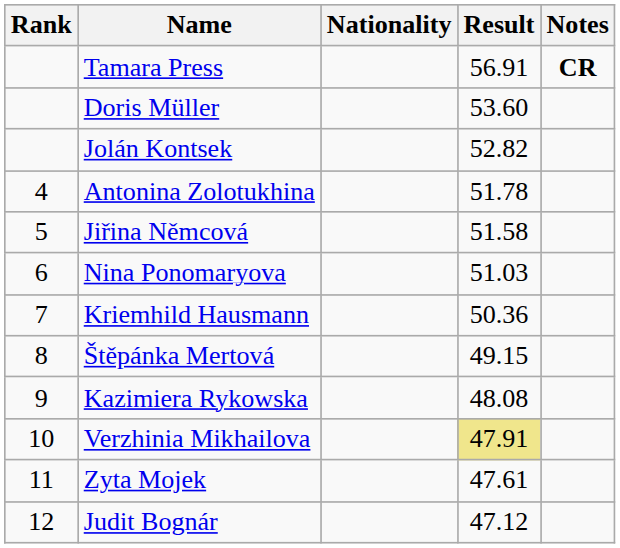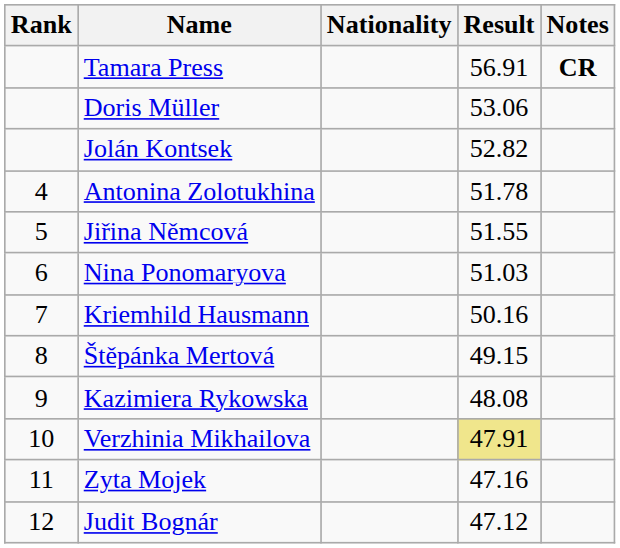(499, 107) 53.60 -> (499, 107) 53.06
(499, 231) 51.58 -> (499, 231) 51.55
(499, 314) 50.36 -> (499, 314) 50.16
(499, 480) 47.61 -> (499, 480) 47.16
